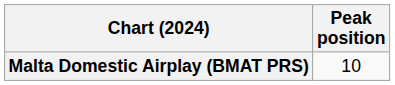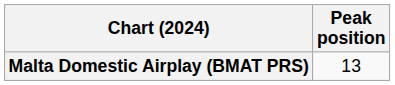(351, 66) 10 -> (351, 66) 13
